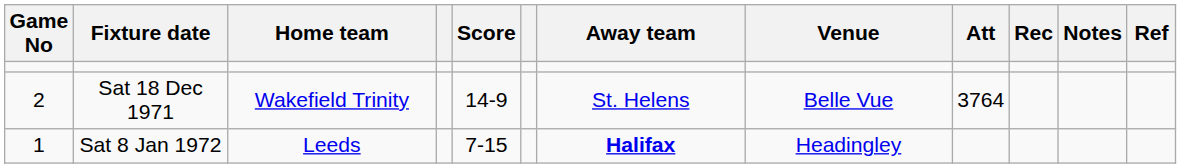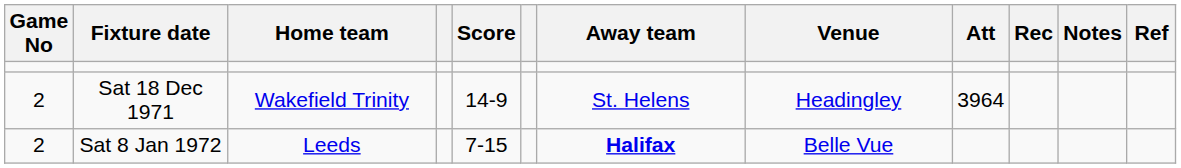(848, 100) Belle Vue -> (848, 100) Headingley
(981, 100) 3764 -> (981, 100) 3964
(39, 145) 1 -> (39, 145) 2
(848, 145) Headingley -> (848, 145) Belle Vue
